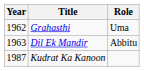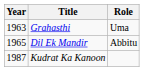(16, 27) 1962 -> (16, 27) 1963
(16, 43) 1963 -> (16, 43) 1965
